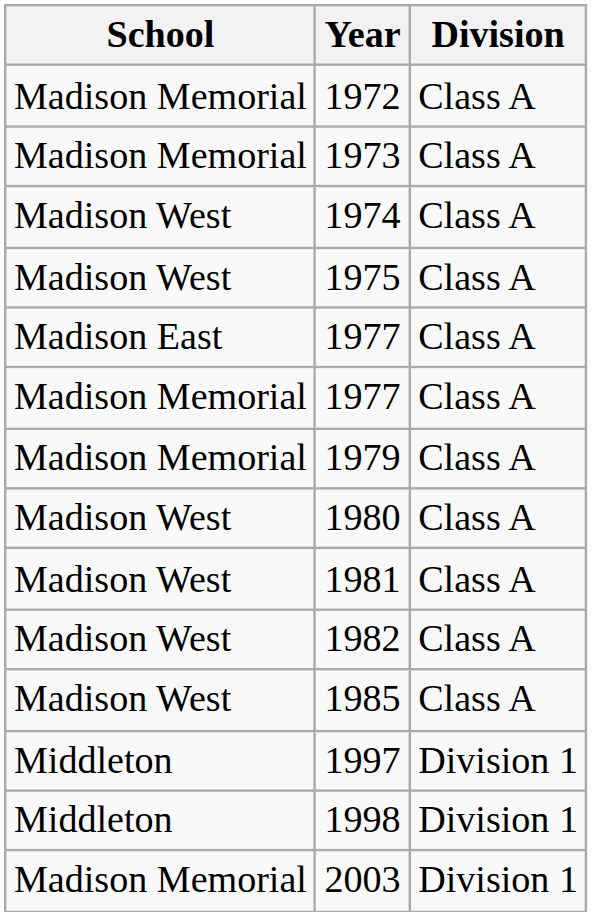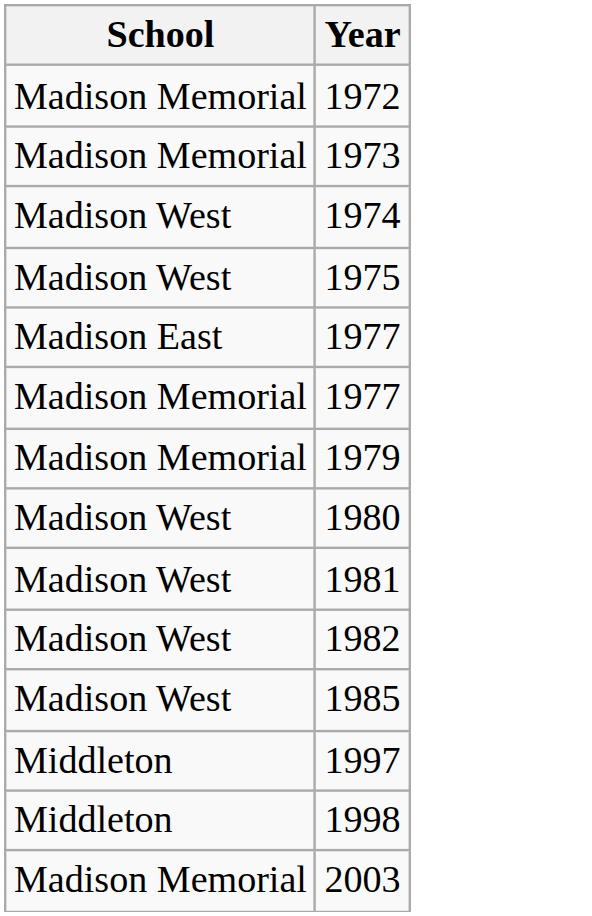- column: (498, 34)
